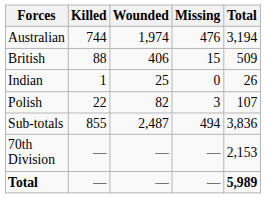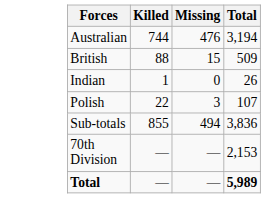- column: (141, 15)
